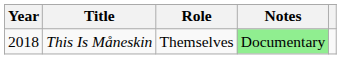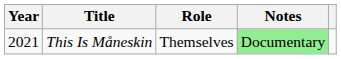(24, 41) 2018 -> (24, 41) 2021
